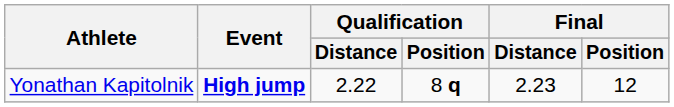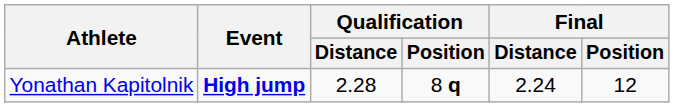(356, 86) 2.22 -> (356, 86) 2.28
(535, 86) 2.23 -> (535, 86) 2.24
